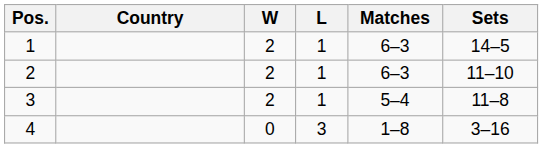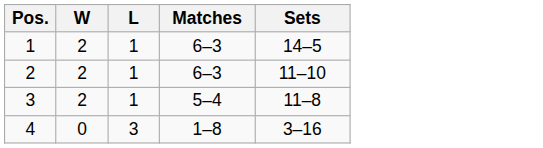- column: (150, 18)
